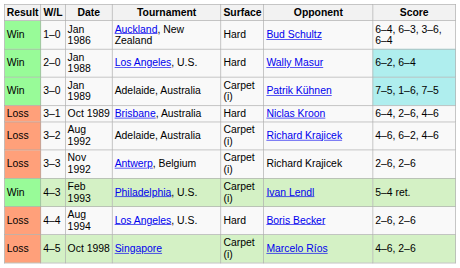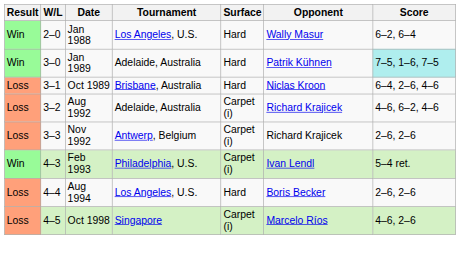- row: (79, 35)
(395, 63) paleturquoise background -> (395, 35) no background
(239, 91) Carpet (i) -> (235, 63) Hard
